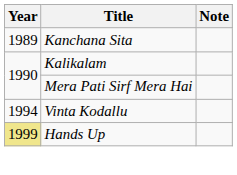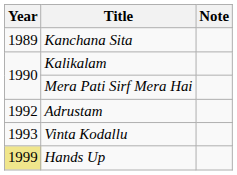+ row: (73, 110)
(23, 110) 1994 -> (23, 134) 1993
